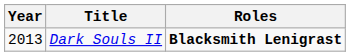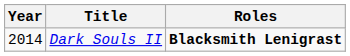(25, 40) 2013 -> (25, 40) 2014
